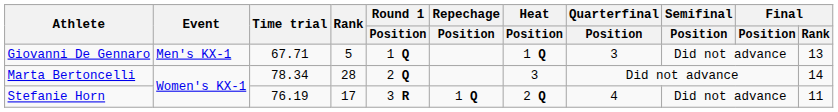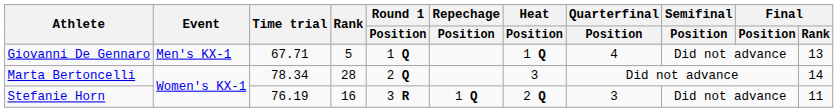(614, 54) 3 -> (614, 54) 4
(348, 96) 17 -> (348, 96) 16
(614, 96) 4 -> (614, 96) 3
